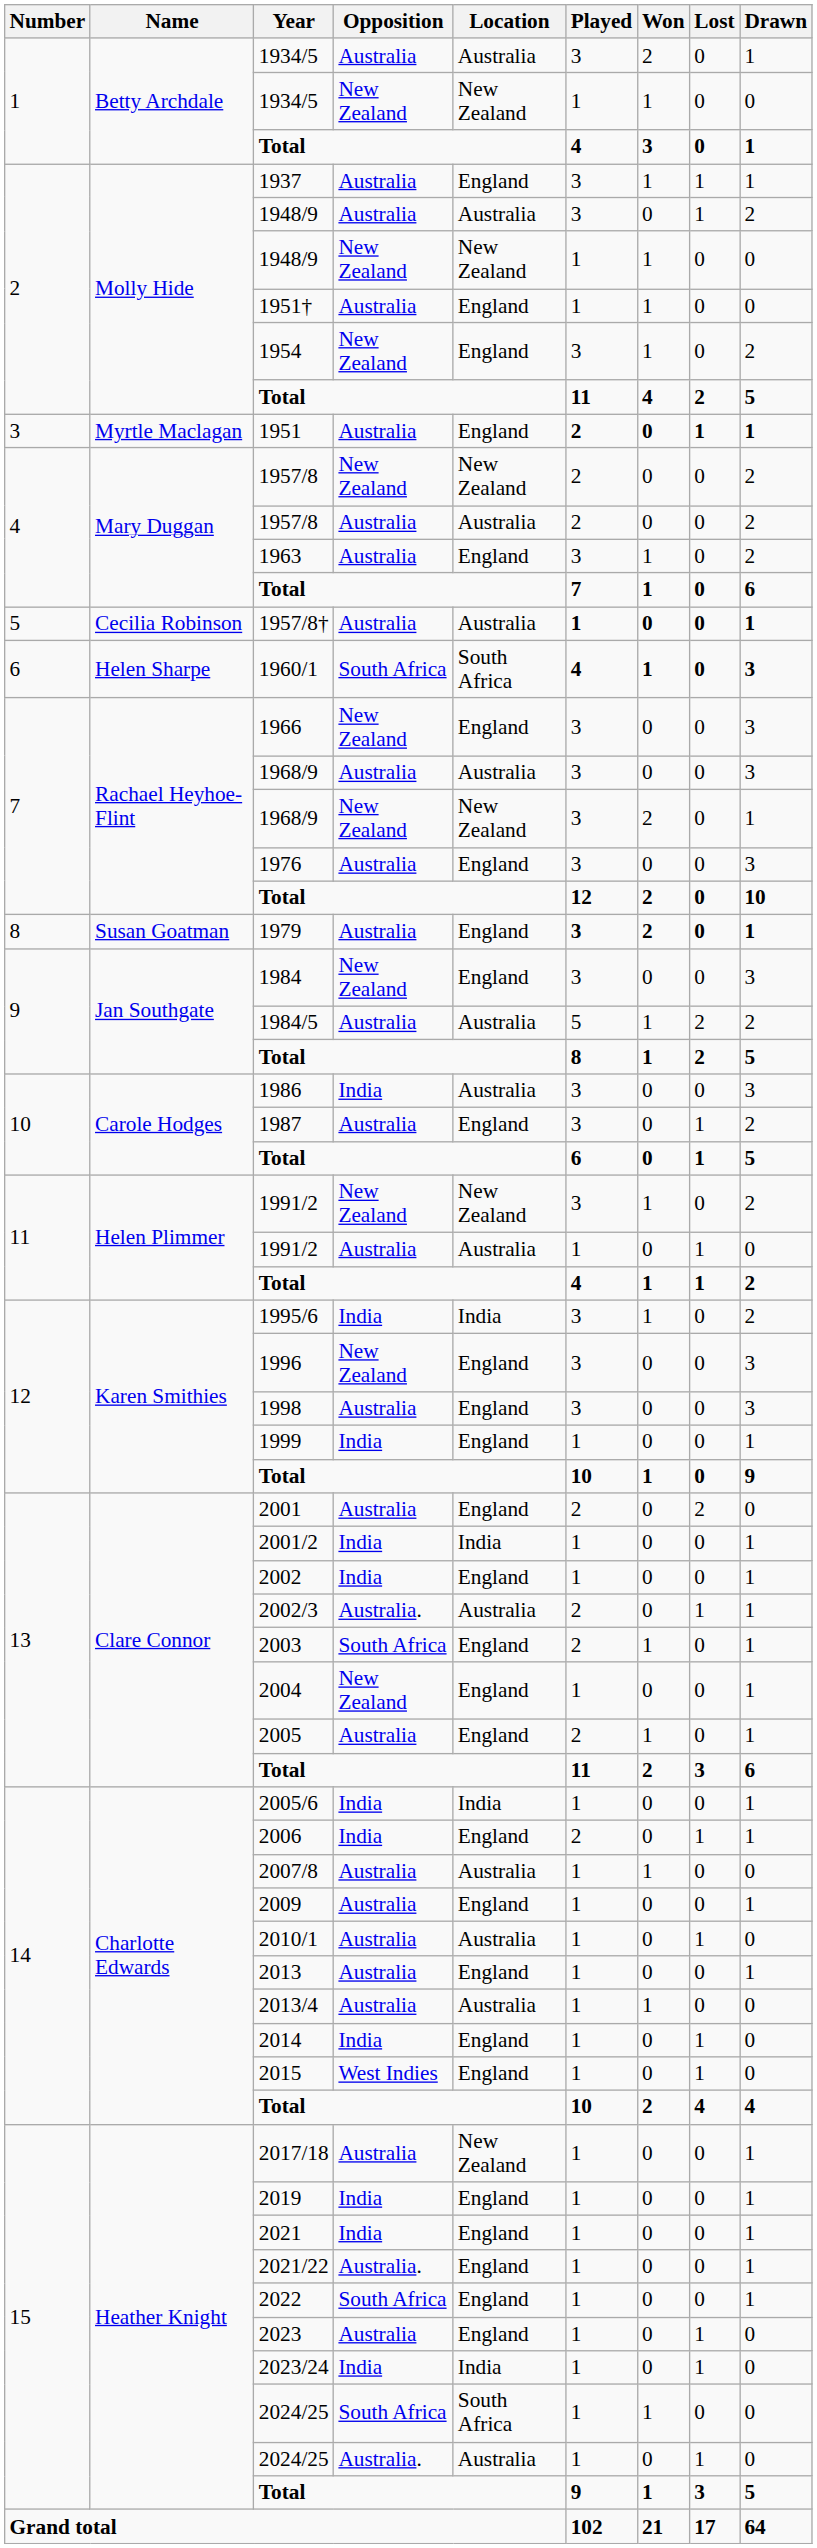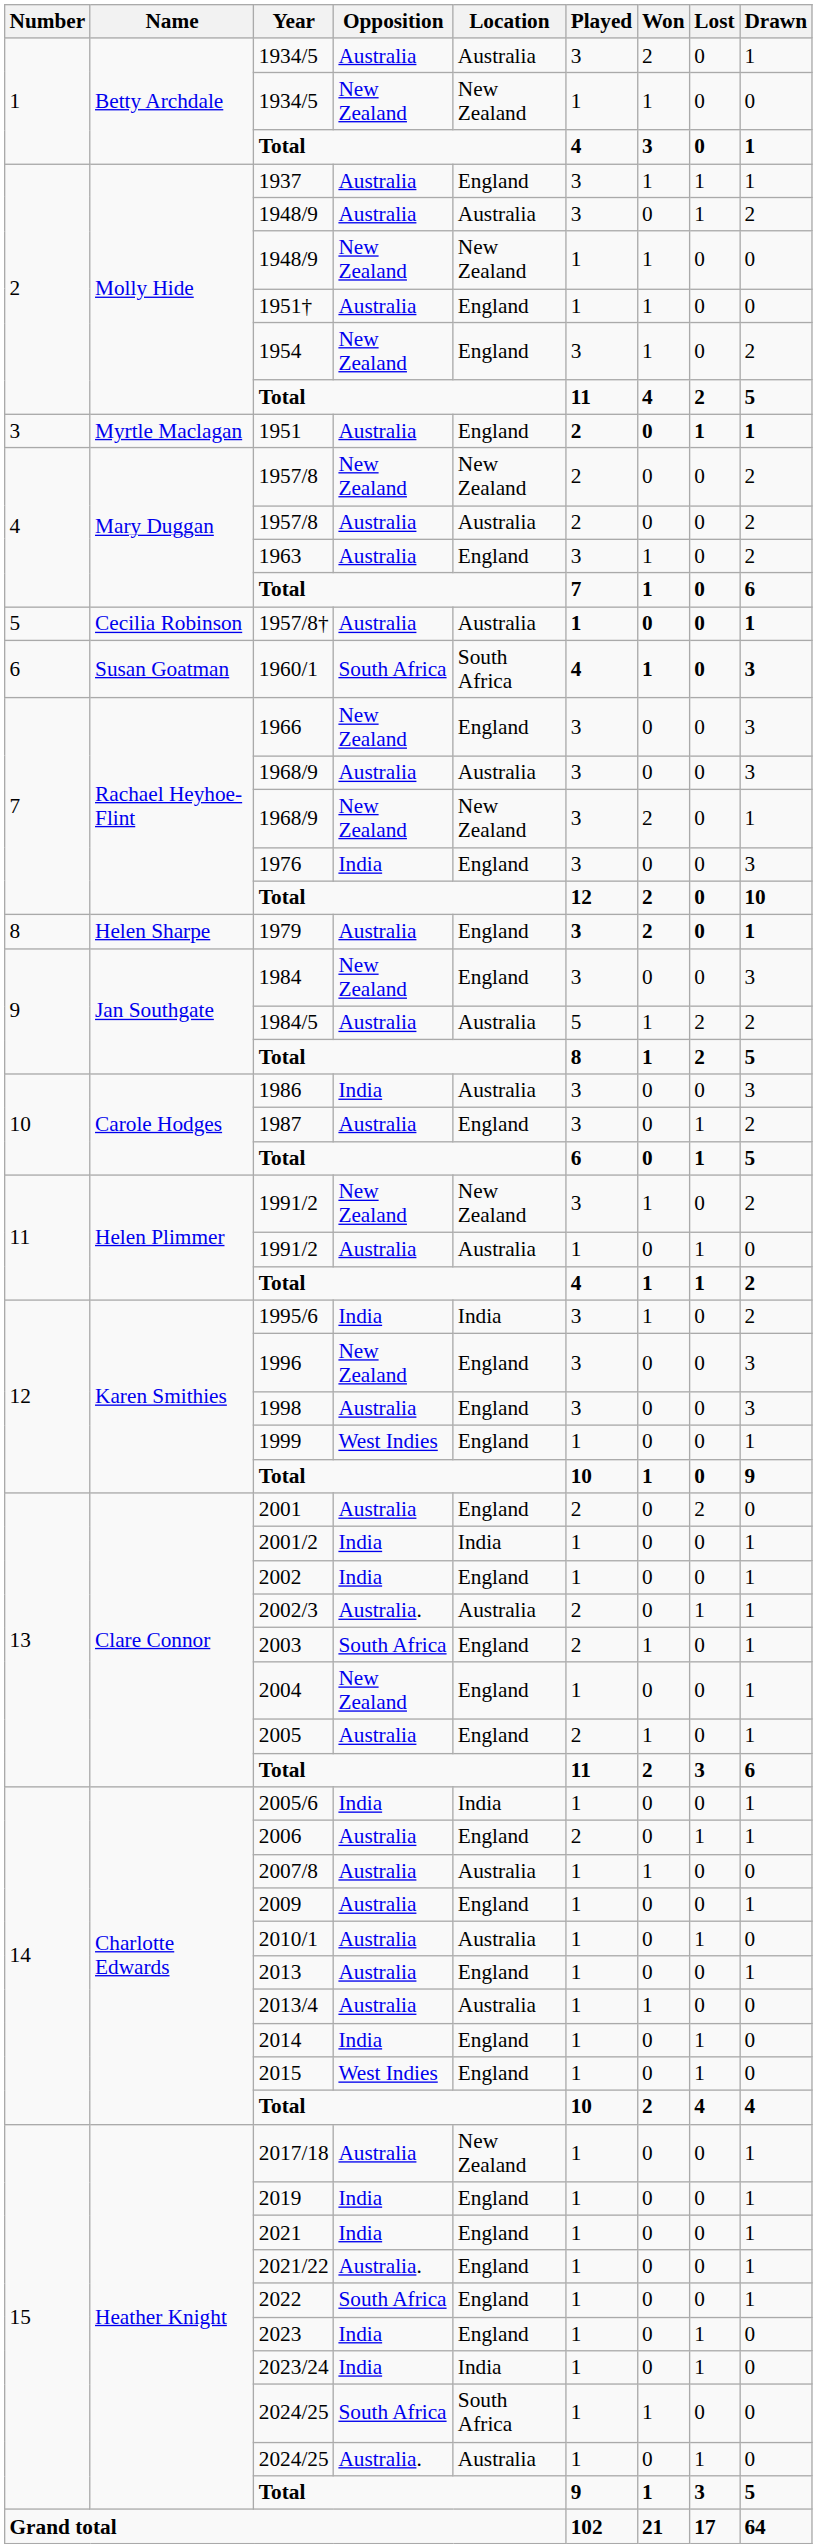(153, 669) Helen Sharpe -> (162, 669) Susan Goatman
(377, 863) Australia -> (360, 863) India
(162, 931) Susan Goatman -> (153, 931) Helen Sharpe
(360, 1441) India -> (388, 1441) West Indies
(360, 1837) India -> (377, 1837) Australia
(377, 2333) Australia -> (360, 2333) India
